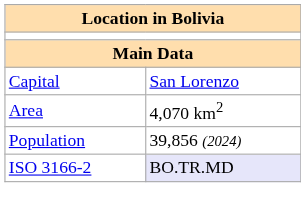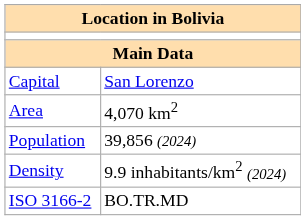+ row: (36, 170)
(192, 168) lavender background -> (146, 200) no background
